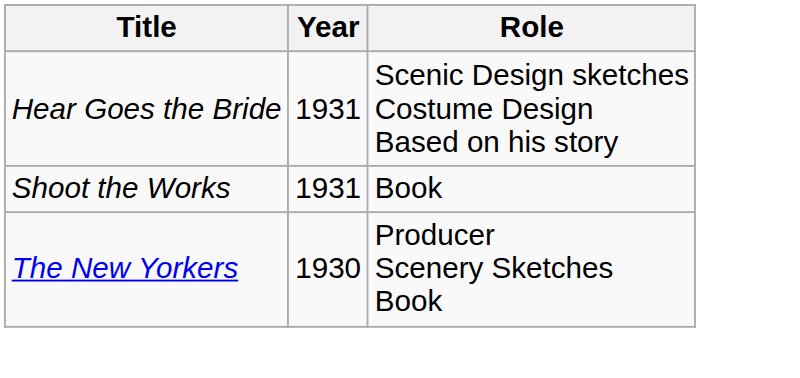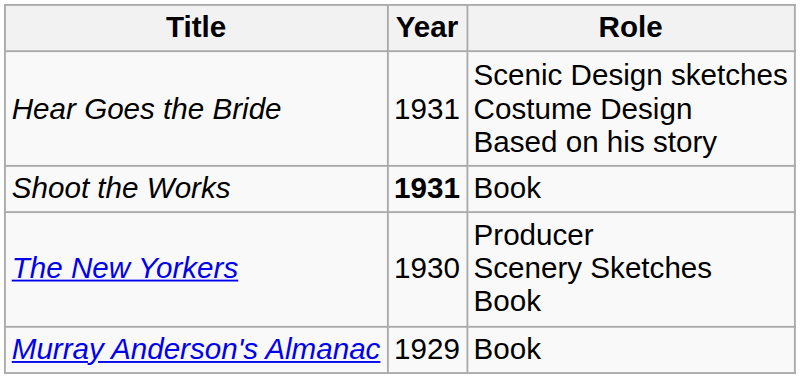(328, 188) normal -> (427, 188) bold
+ row: (196, 348)
